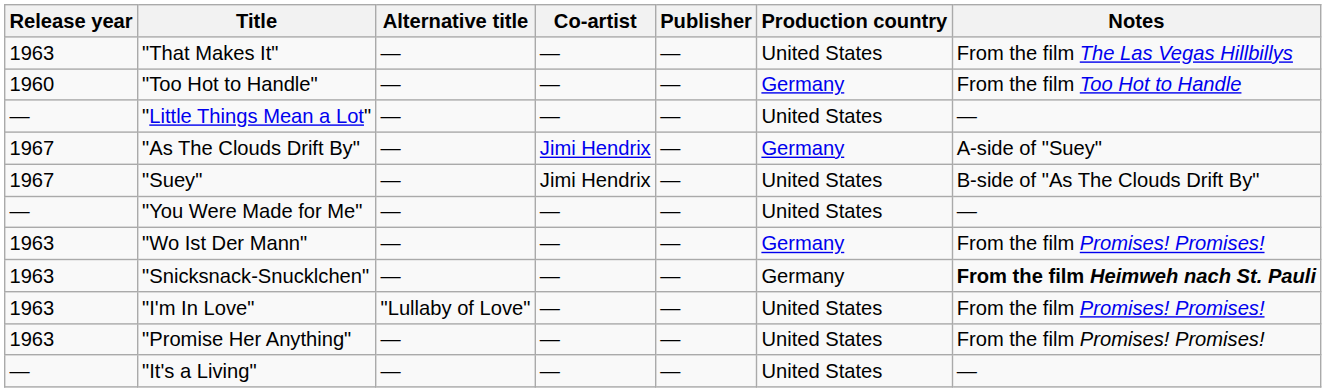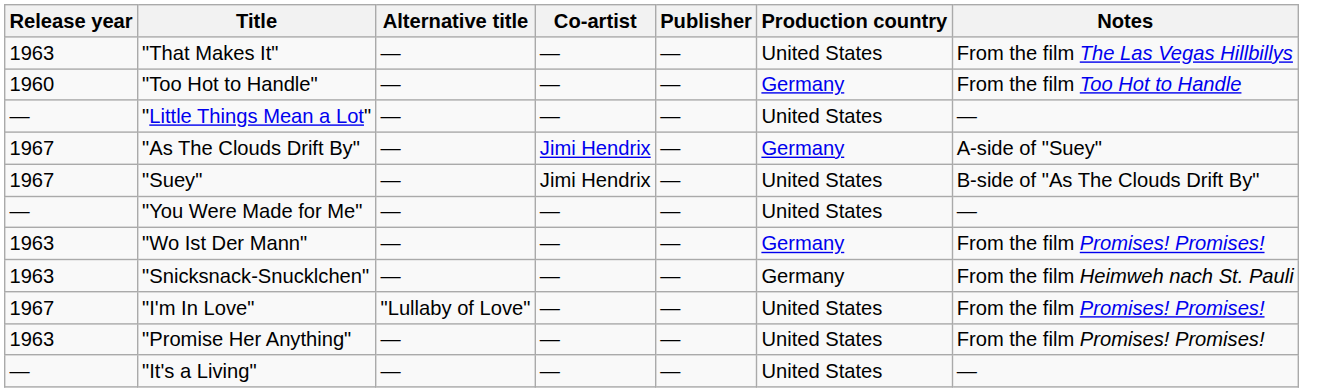(1136, 276) bold -> (1125, 276) normal
(32, 308) 1963 -> (32, 308) 1967
